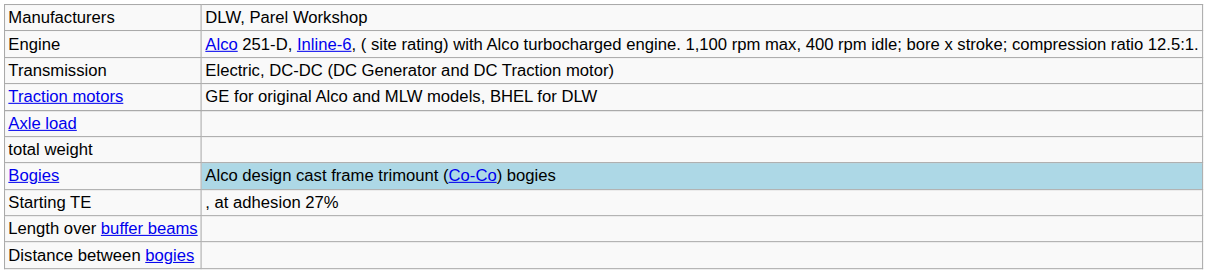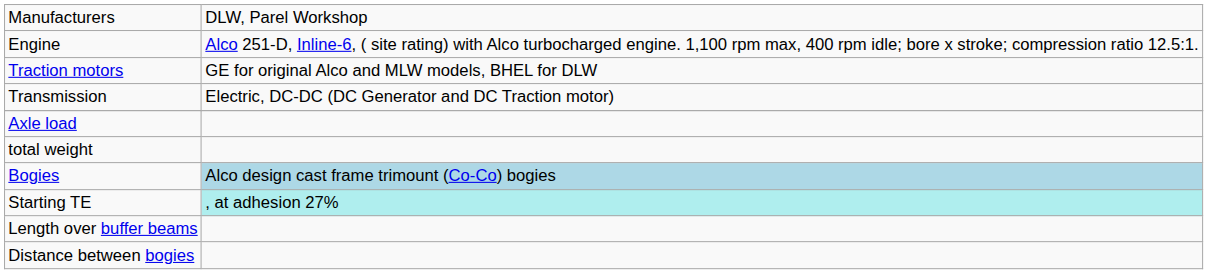rows swapped: (58, 70) <-> (66, 96)
(272, 202) no background -> (272, 202) paleturquoise background
